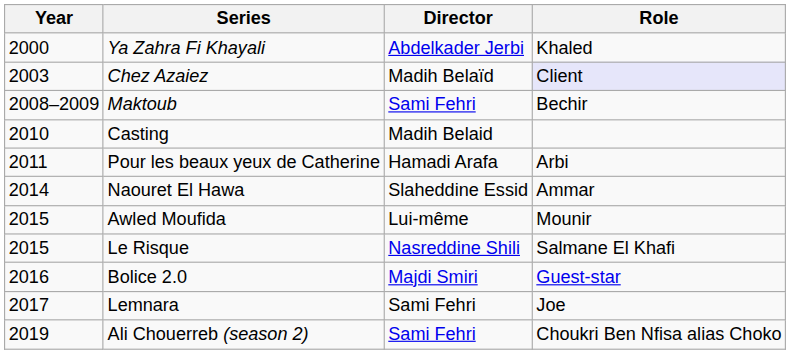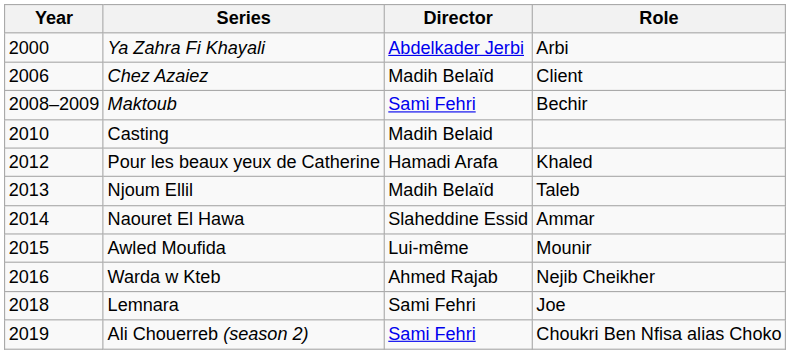(564, 47) Khaled -> (552, 47) Arbi
(29, 76) 2003 -> (29, 76) 2006
(559, 76) lavender background -> (559, 76) no background
(28, 162) 2011 -> (29, 162) 2012
(552, 162) Arbi -> (564, 162) Khaled
+ row: (150, 190)
- row: (148, 248)
+ row: (164, 276)
- row: (147, 276)
(29, 305) 2017 -> (29, 305) 2018
